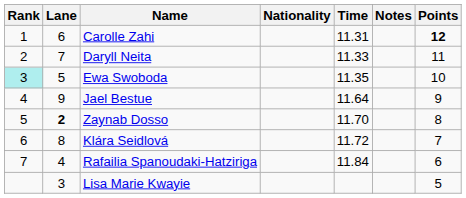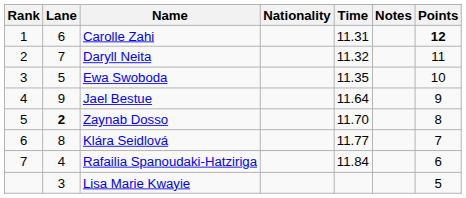(353, 57) 11.33 -> (353, 57) 11.32
(24, 78) paleturquoise background -> (24, 78) no background
(353, 141) 11.72 -> (353, 141) 11.77
